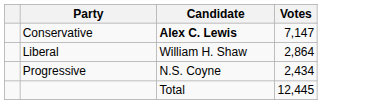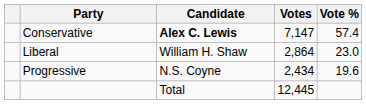+ column: (339, 14)
